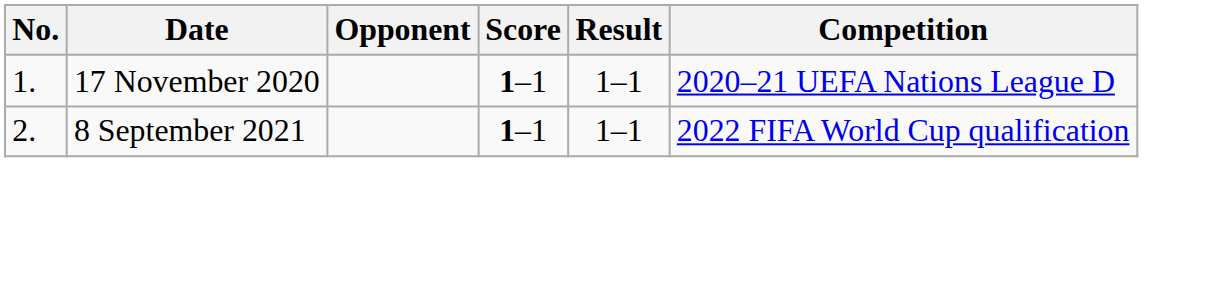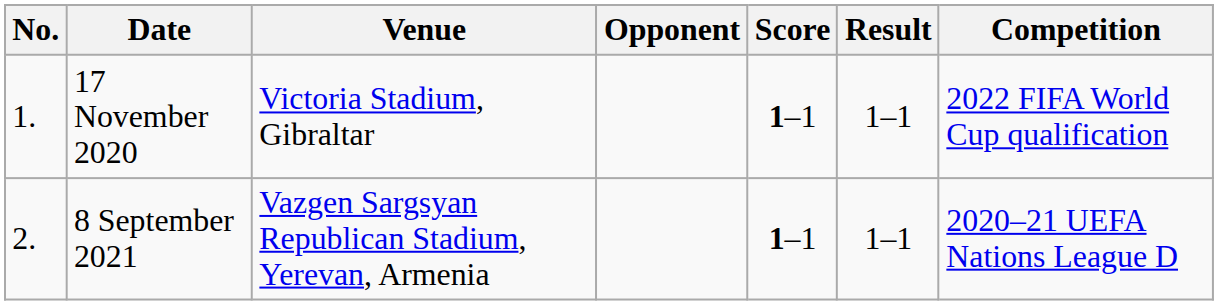+ column: (424, 29)
(896, 80) 2020–21 UEFA Nations League D -> (1058, 116) 2022 FIFA World Cup qualification
(903, 130) 2022 FIFA World Cup qualification -> (1062, 238) 2020–21 UEFA Nations League D
